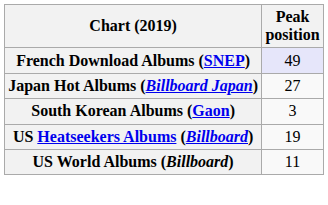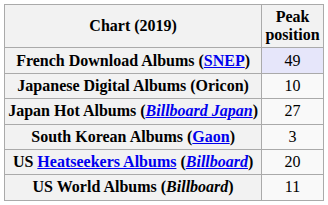+ row: (133, 85)
(293, 136) 19 -> (293, 162) 20
